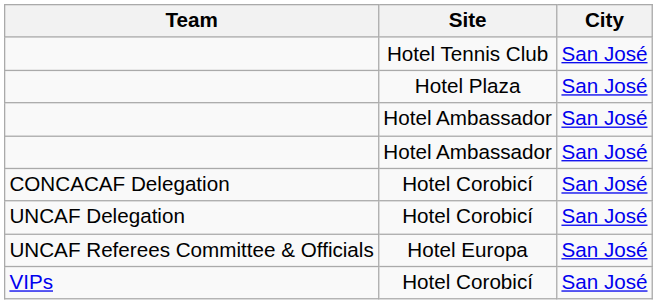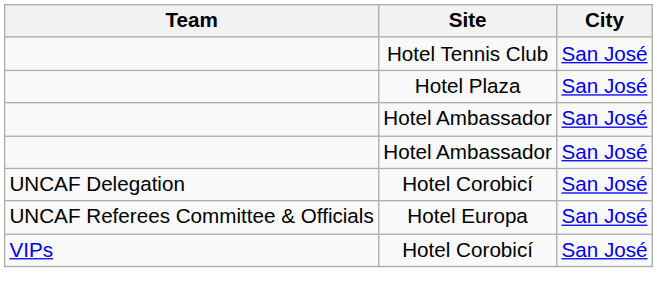- row: (120, 184)
